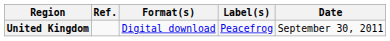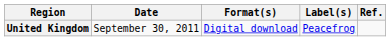columns swapped: (331, 12) <-> (105, 12)
